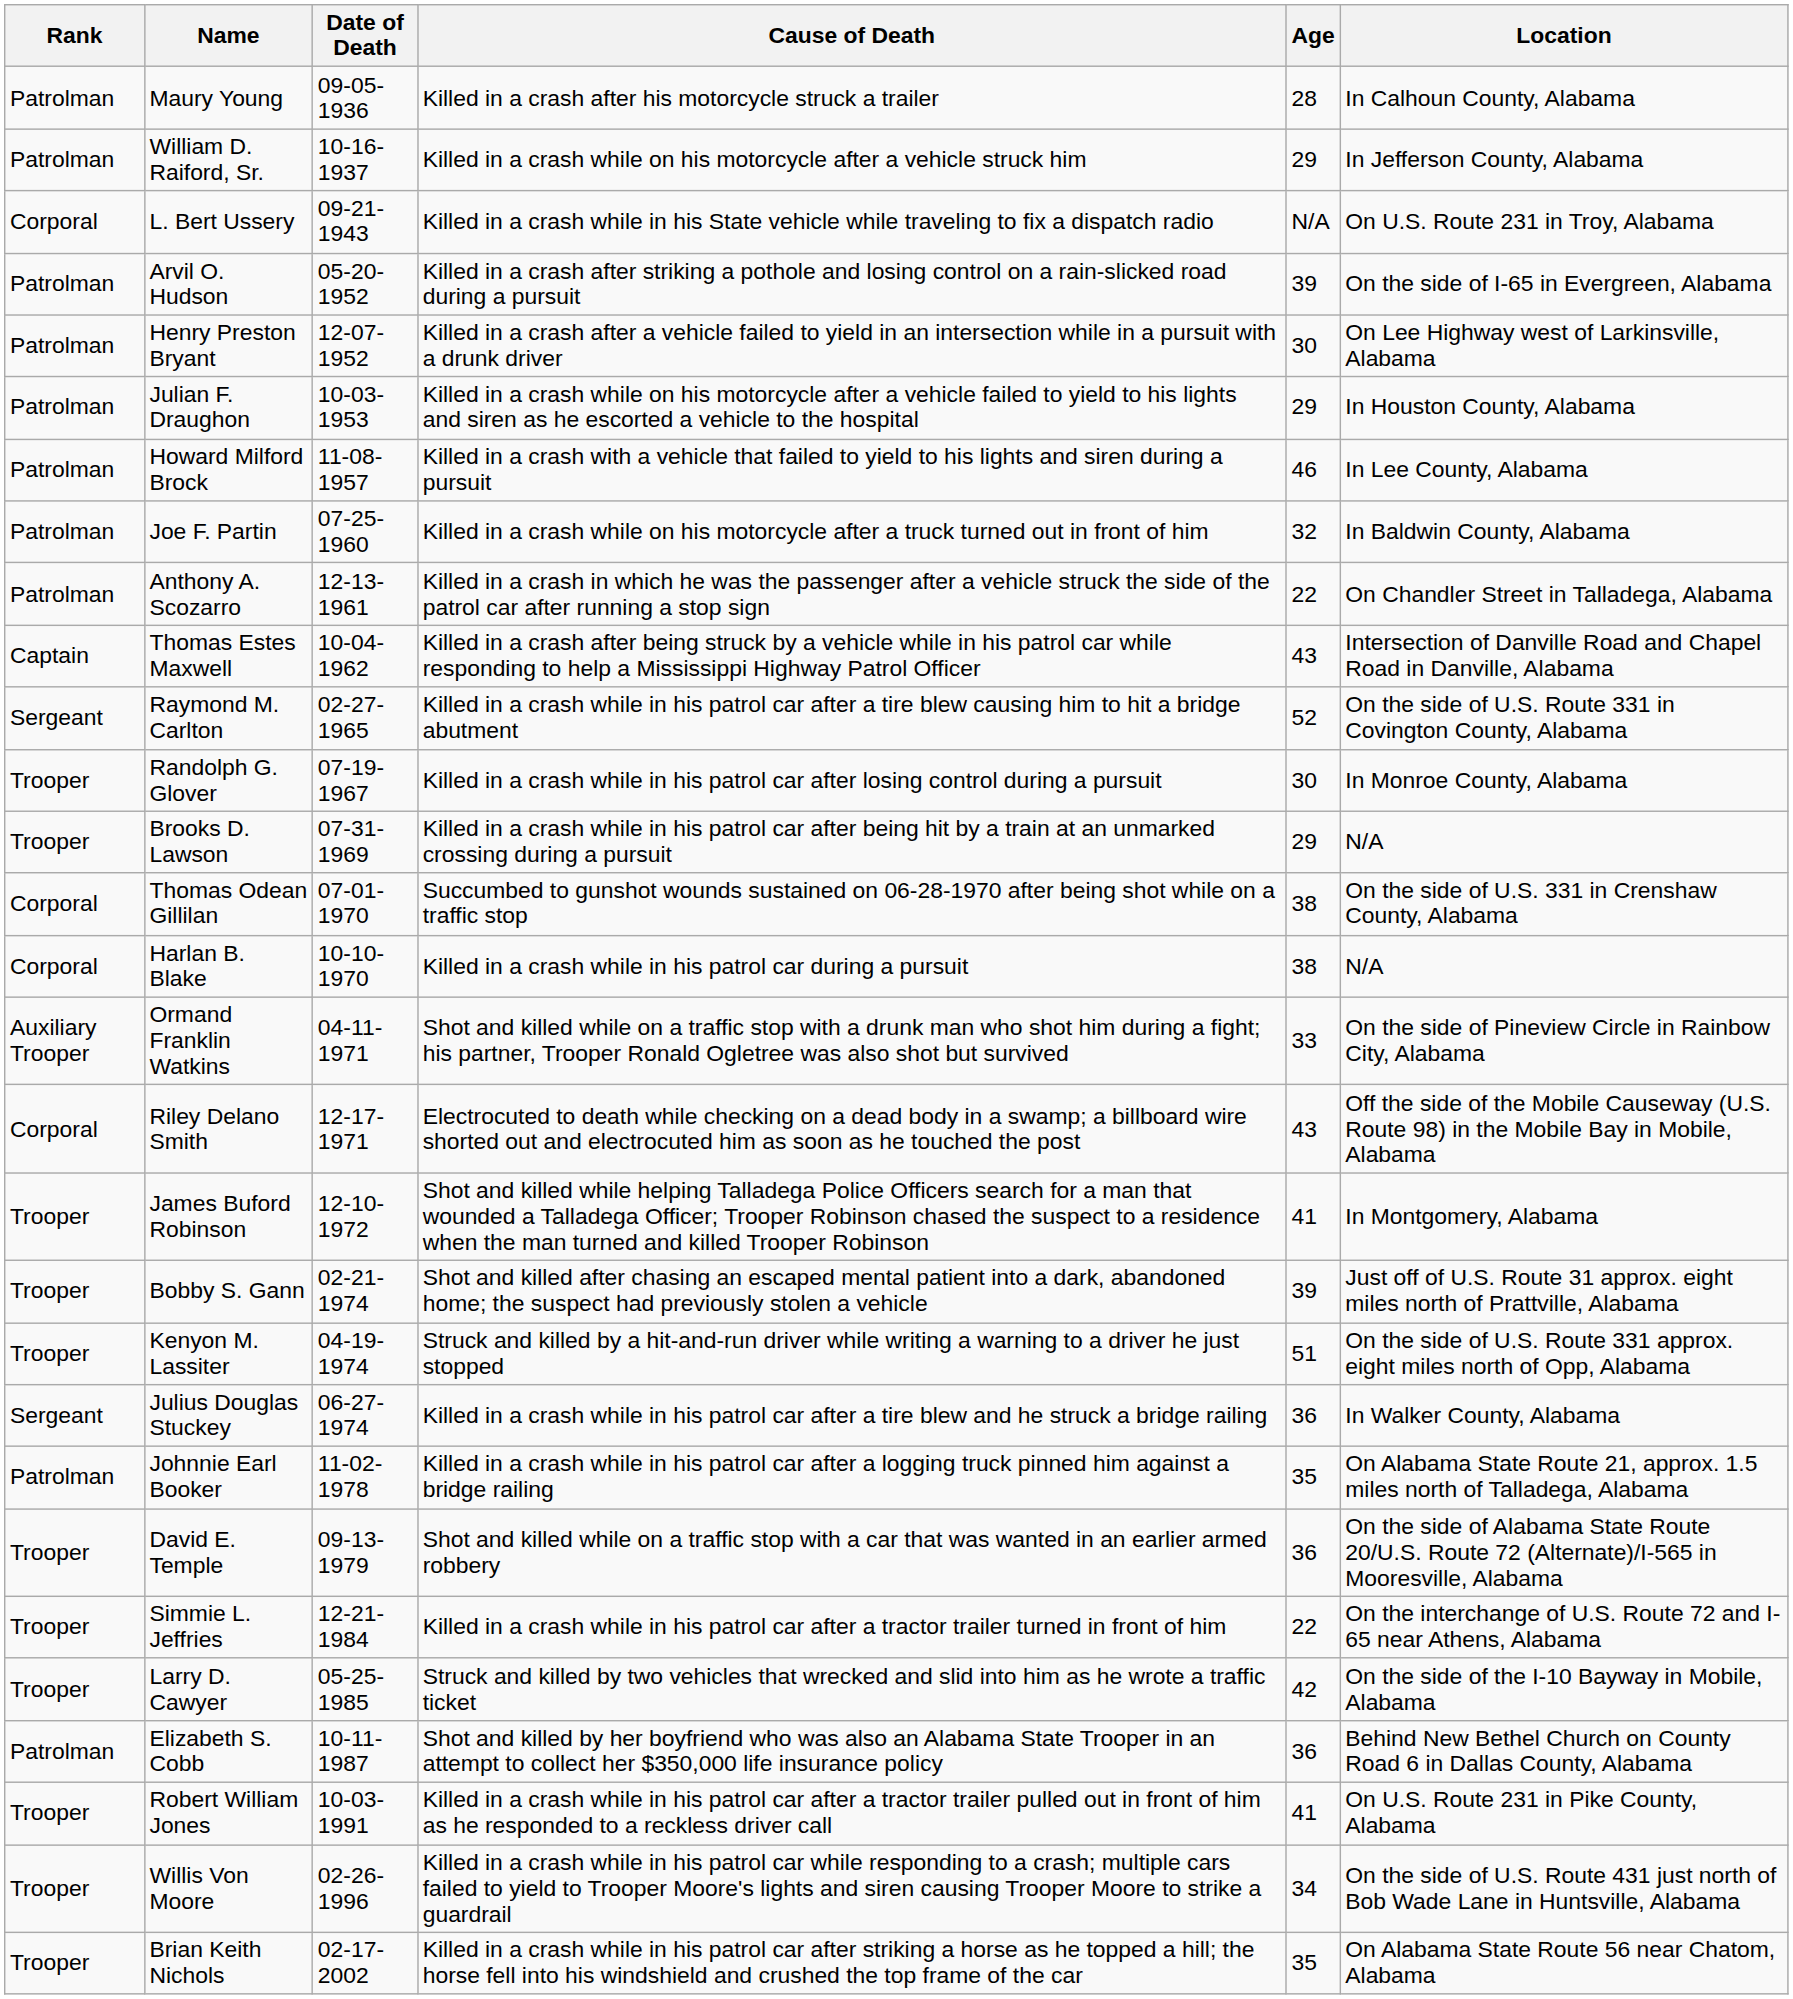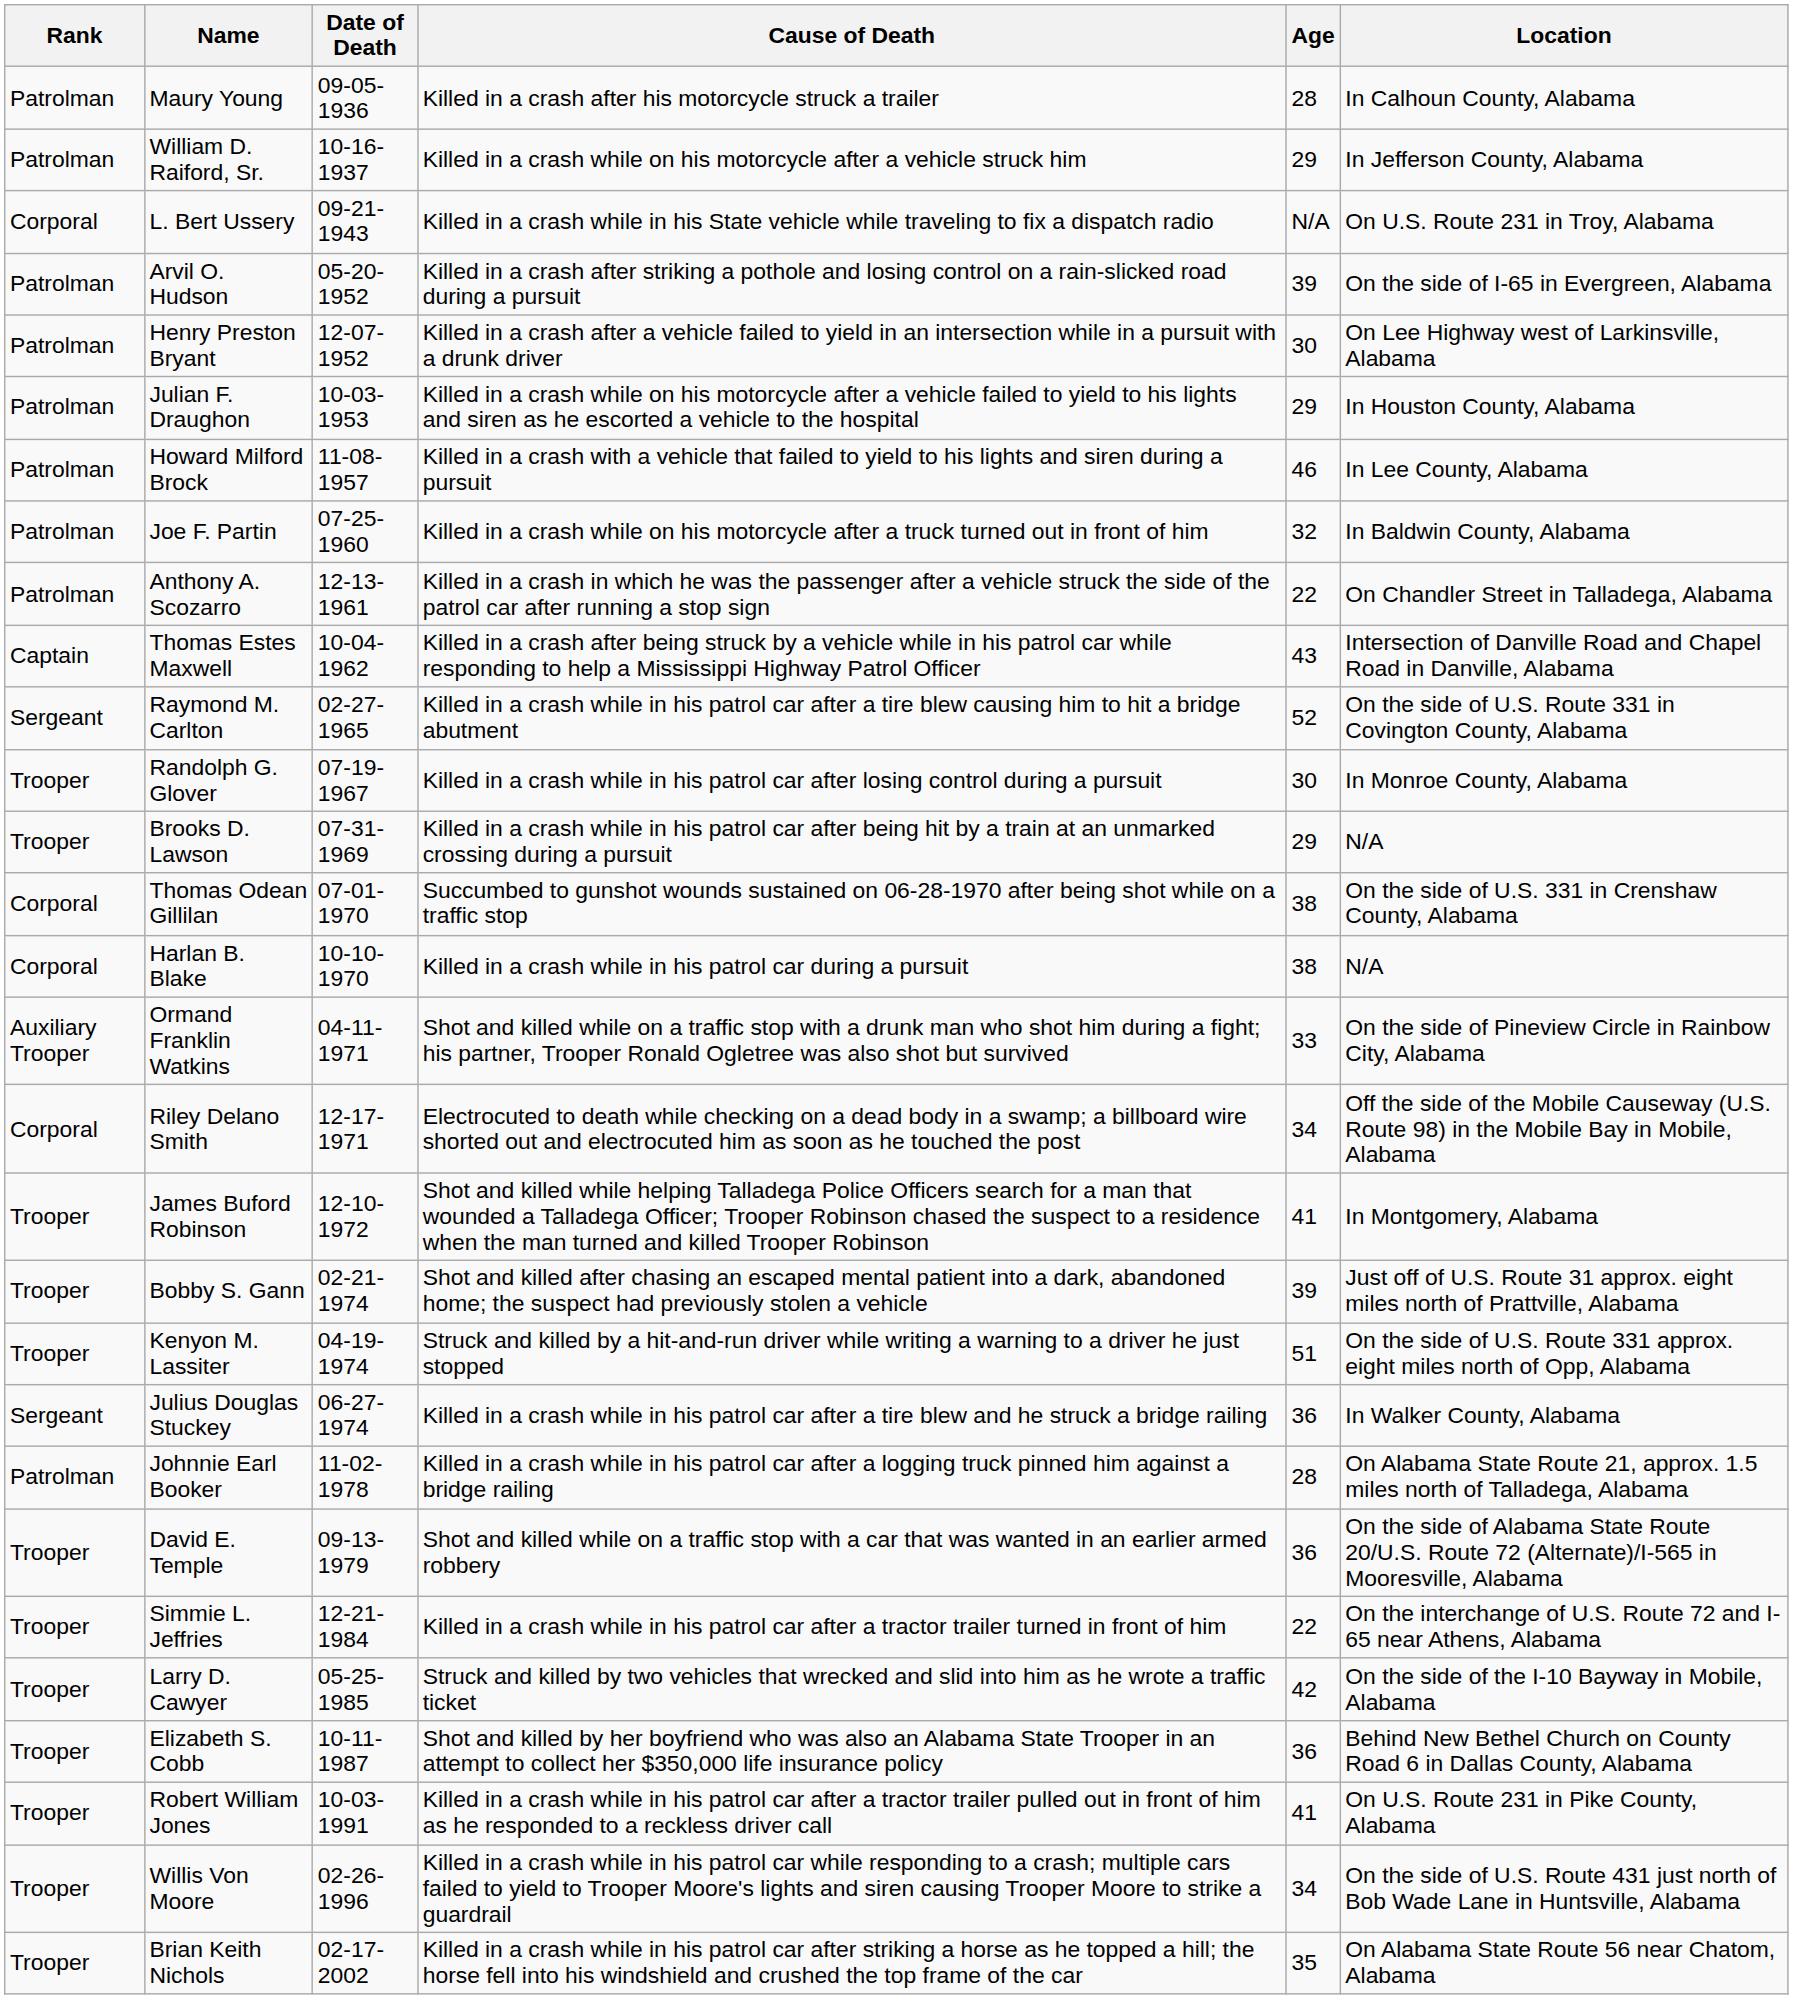(1304, 1128) 43 -> (1304, 1128) 34
(1304, 1477) 35 -> (1304, 1477) 28
(62, 1751) Patrolman -> (50, 1751) Trooper
